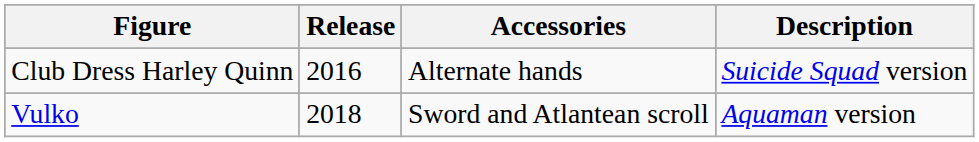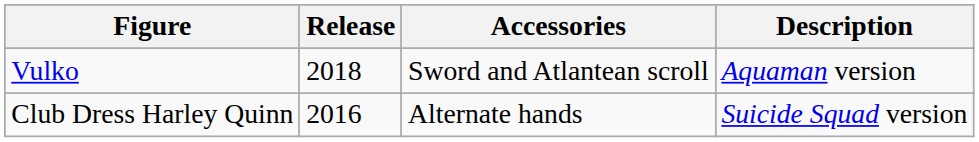rows swapped: (152, 70) <-> (45, 114)
